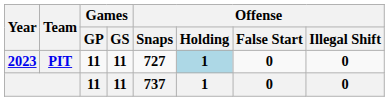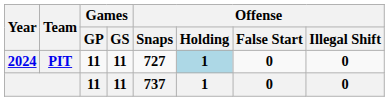(22, 61) 2023 -> (22, 61) 2024
